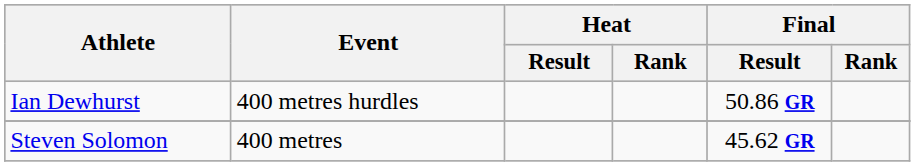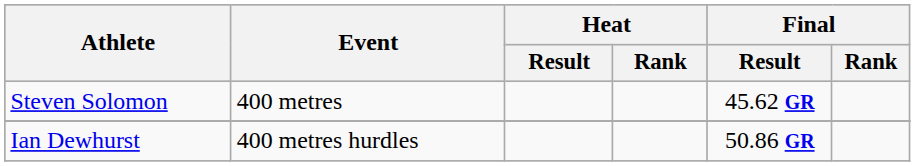rows swapped: (89, 140) <-> (75, 101)
